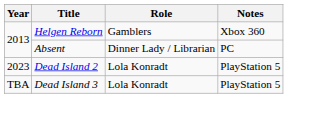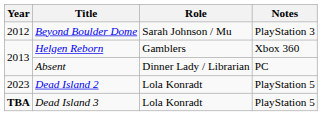+ row: (86, 31)
(18, 84) normal -> (18, 102) bold
